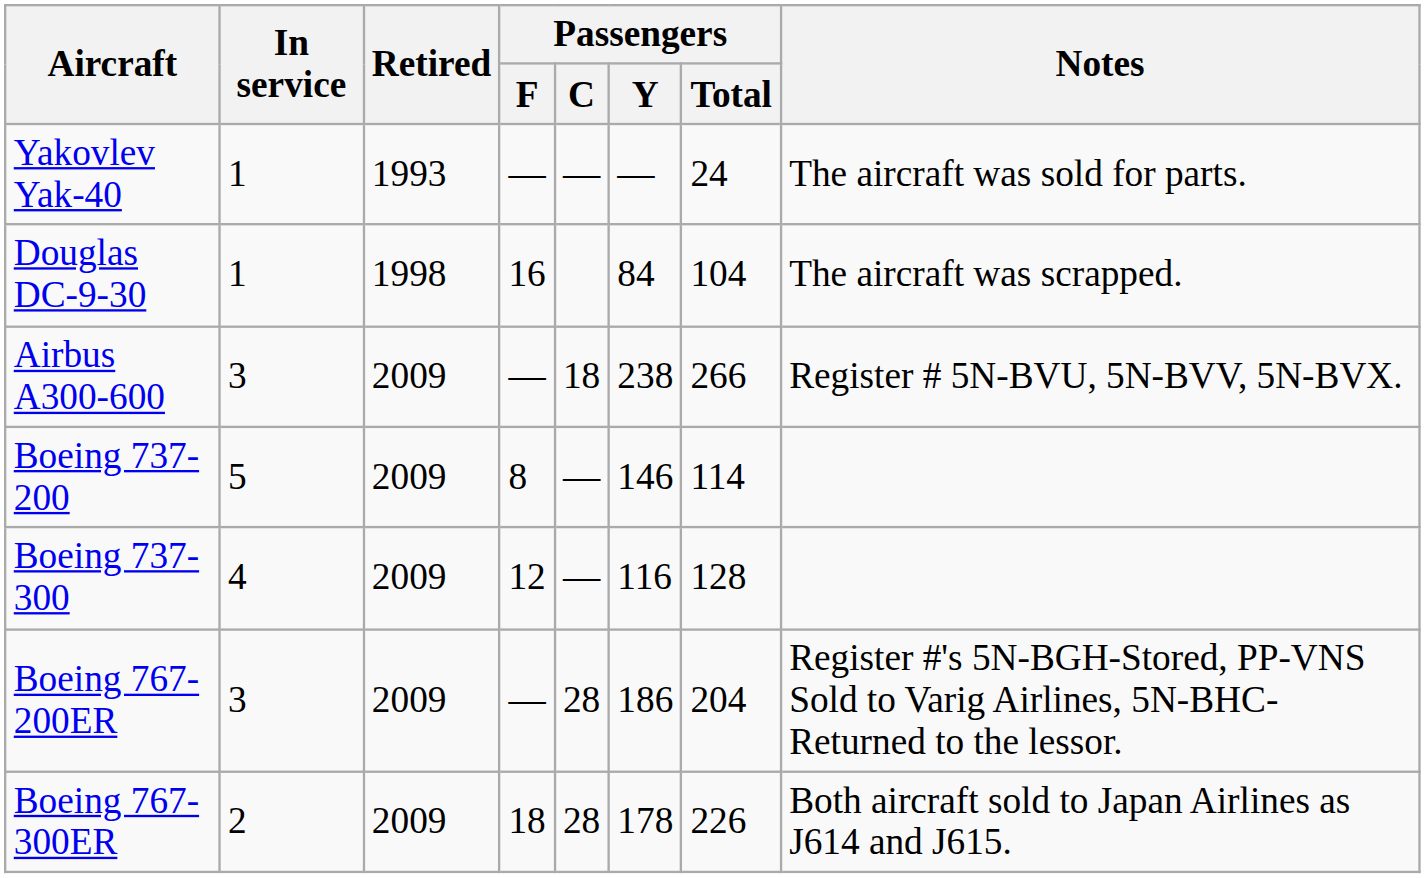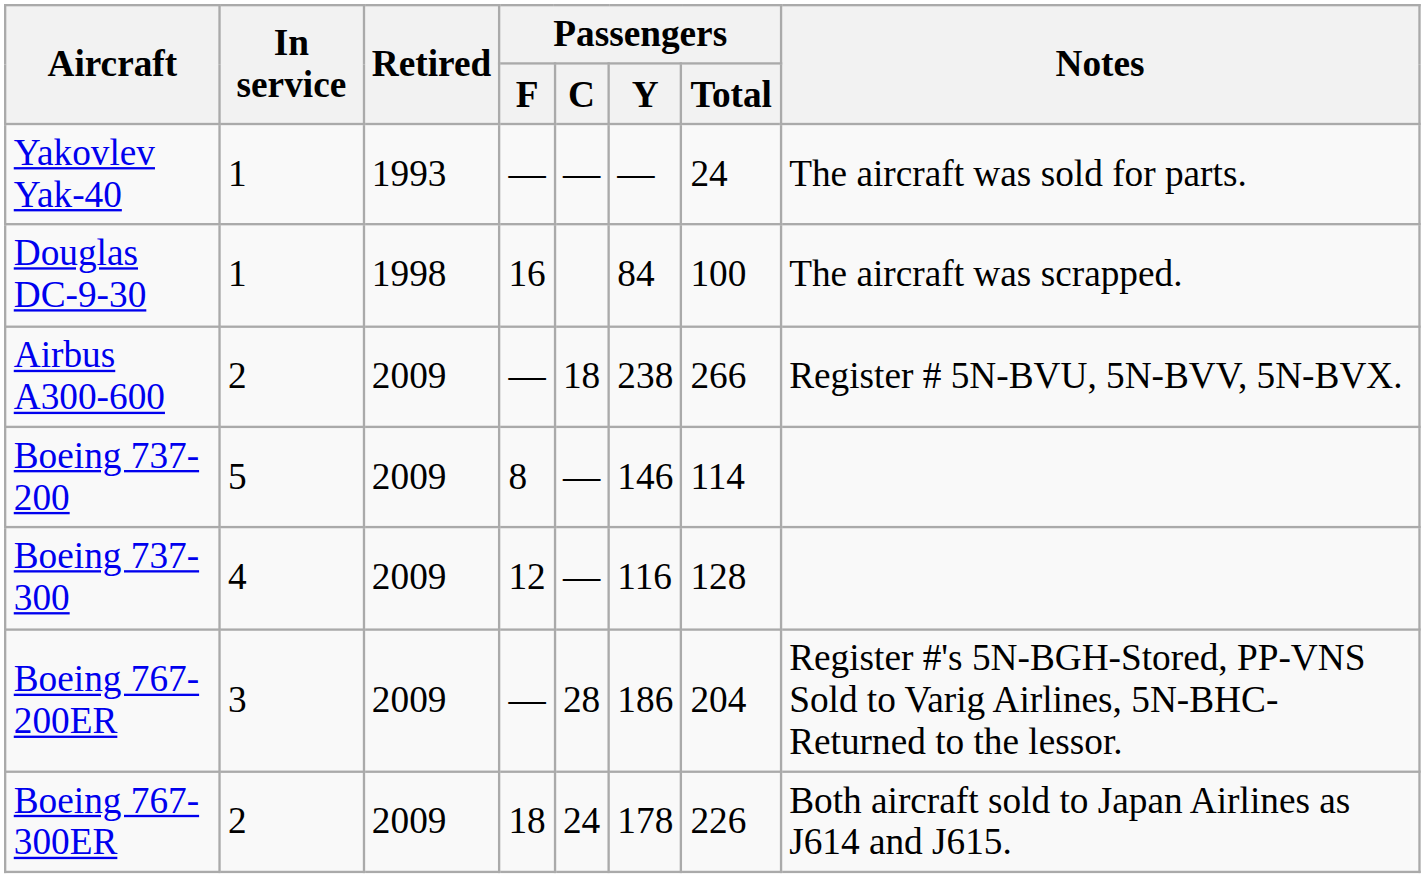(718, 274) 104 -> (718, 274) 100
(237, 375) 3 -> (237, 375) 2
(582, 821) 28 -> (582, 821) 24
